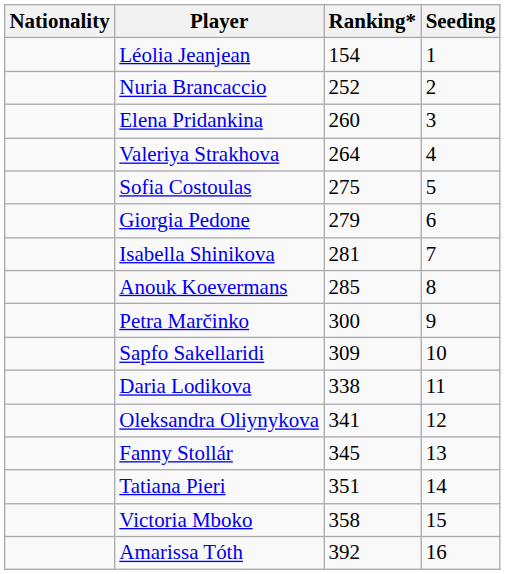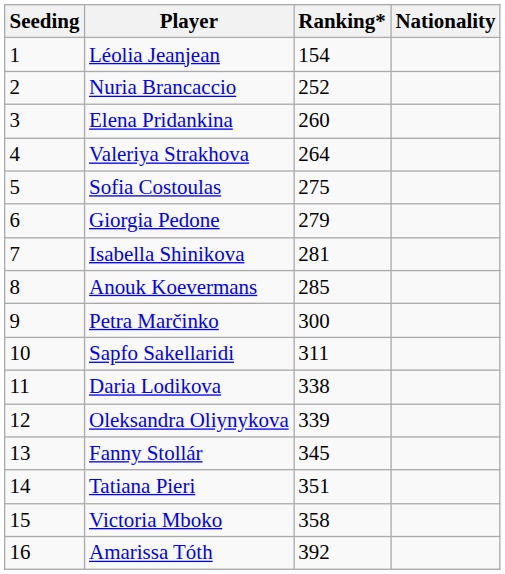columns swapped: (60, 21) <-> (461, 21)
(344, 353) 309 -> (314, 353) 311
(344, 420) 341 -> (314, 420) 339
